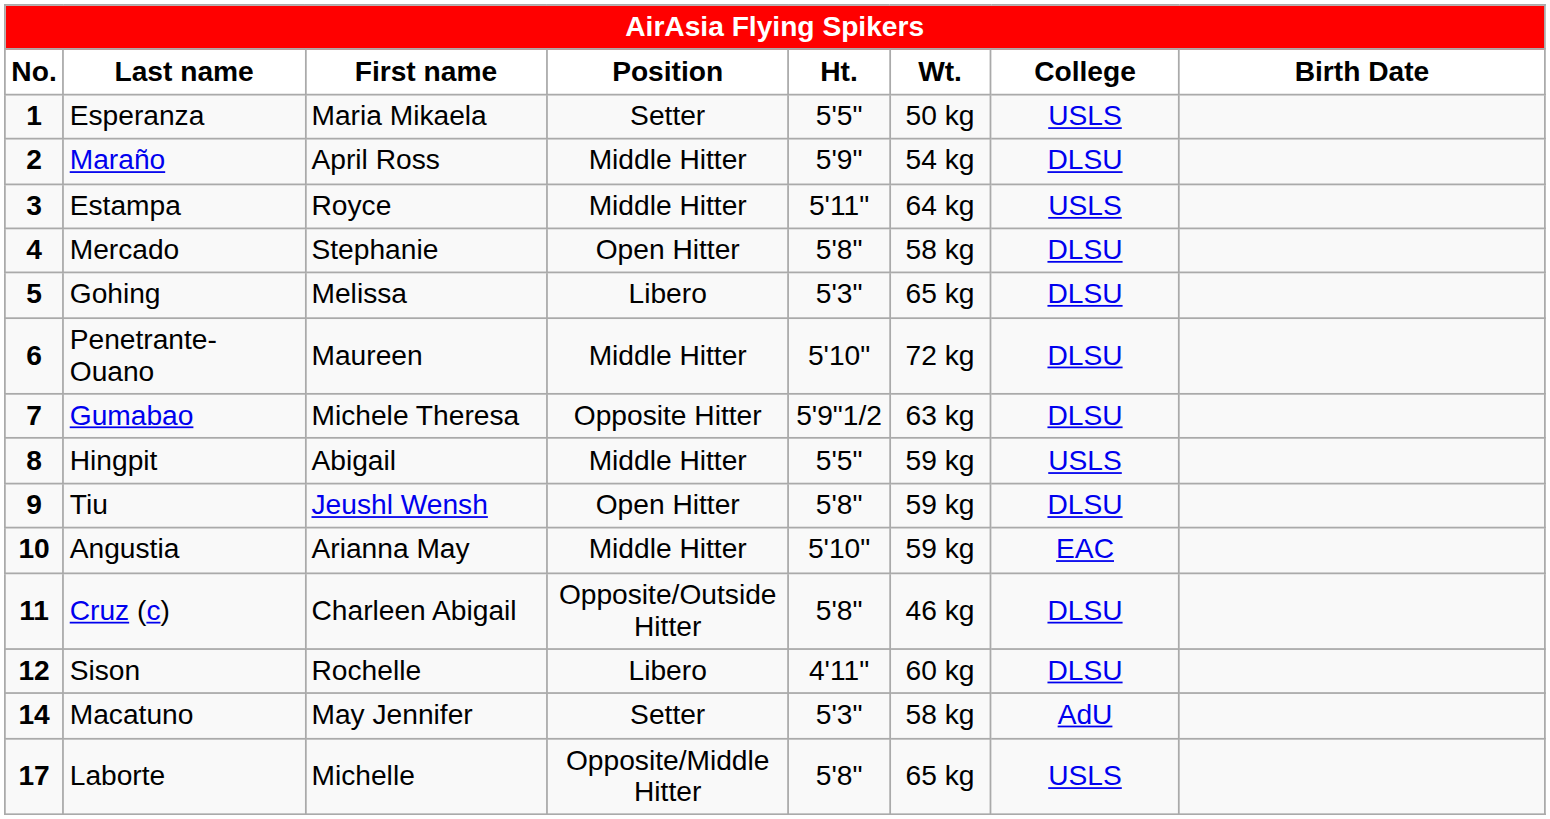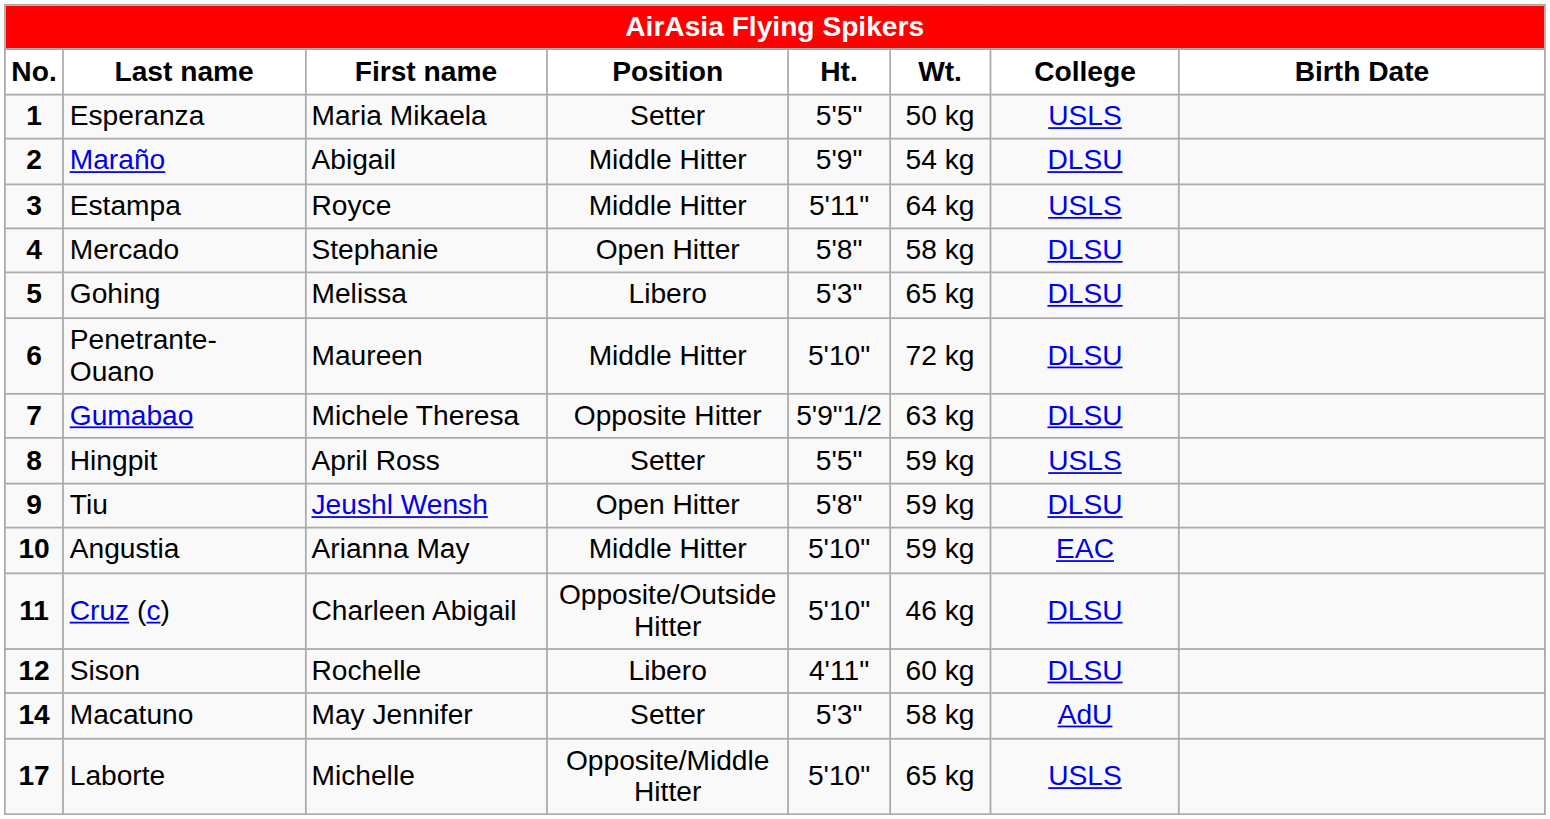(376, 160) April Ross -> (354, 160) Abigail
(354, 460) Abigail -> (376, 460) April Ross
(668, 460) Middle Hitter -> (668, 460) Setter
(839, 610) 5'8" -> (839, 610) 5'10"
(839, 775) 5'8" -> (839, 775) 5'10"
